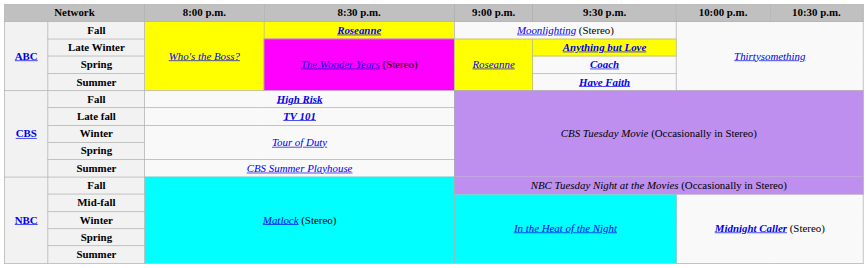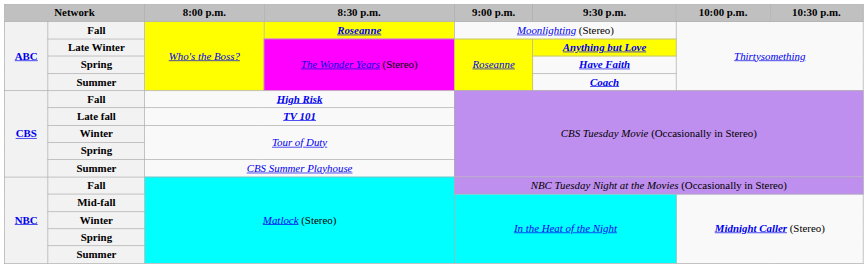(605, 64) Coach -> (605, 64) Have Faith
(605, 82) Have Faith -> (605, 82) Coach
